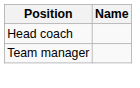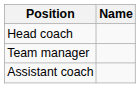+ row: (50, 72)
